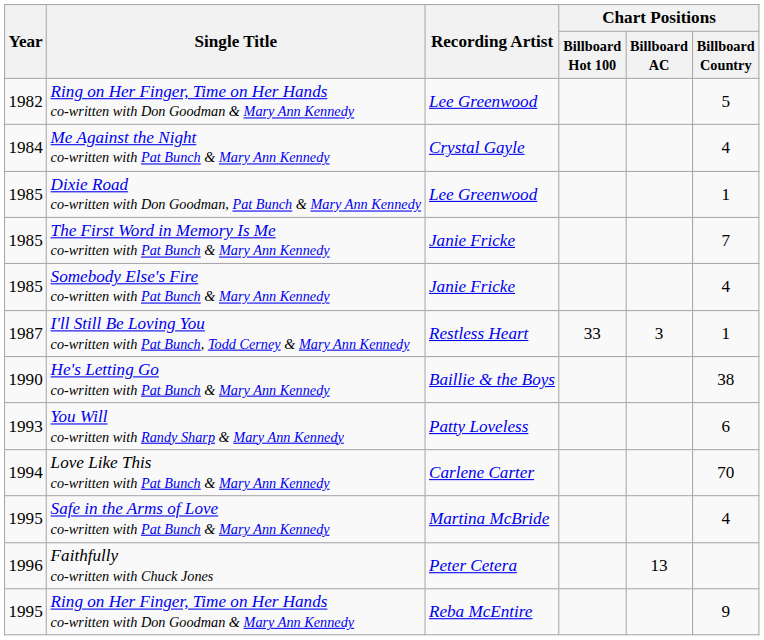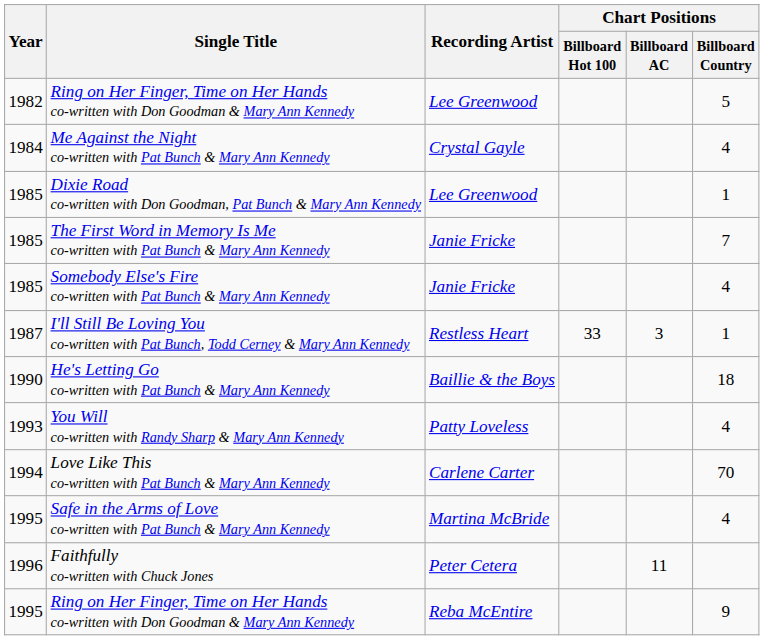(726, 379) 38 -> (726, 379) 18
(726, 426) 6 -> (726, 426) 4
(659, 565) 13 -> (659, 565) 11
